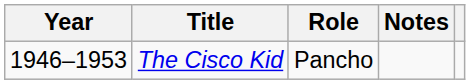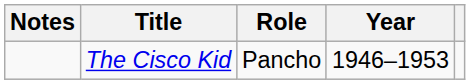columns swapped: (69, 23) <-> (416, 23)
